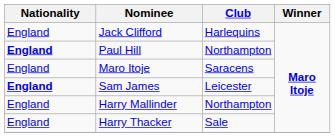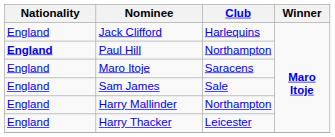(30, 86) bold -> (28, 86) normal
(228, 86) Leicester -> (216, 86) Sale
(216, 123) Sale -> (228, 123) Leicester
